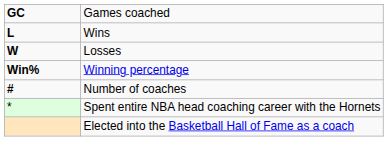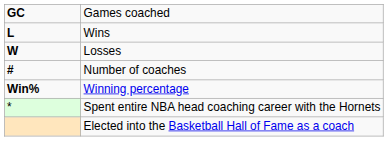rows swapped: (136, 70) <-> (135, 88)
